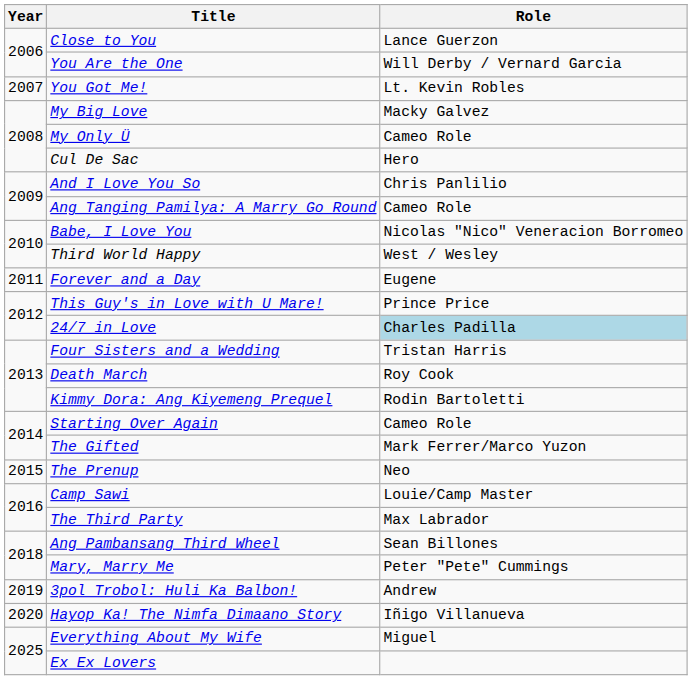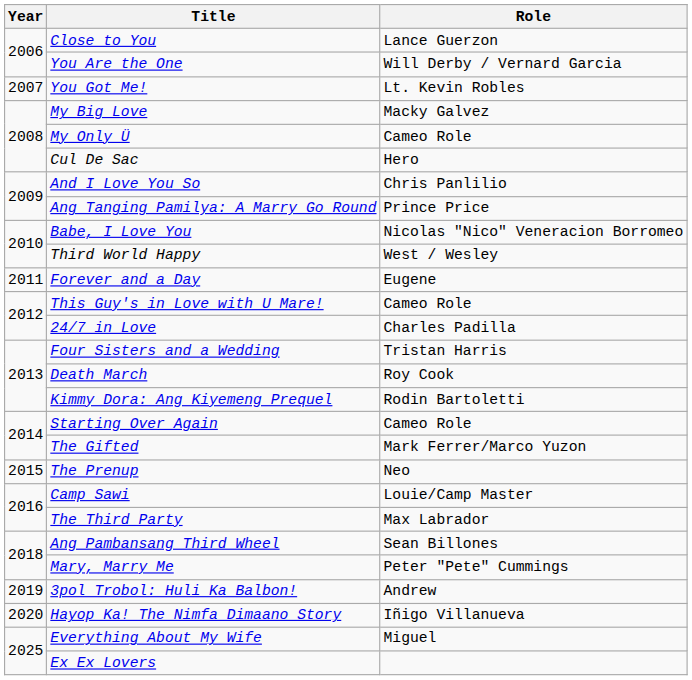(428, 208) Cameo Role -> (436, 208) Prince Price
(436, 304) Prince Price -> (428, 304) Cameo Role
(450, 328) lightblue background -> (450, 328) no background
